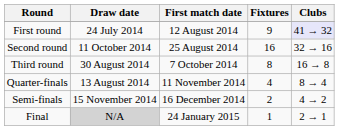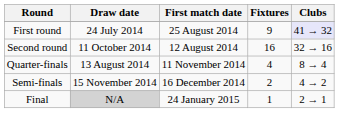(203, 30) 12 August 2014 -> (203, 30) 25 August 2014
(203, 47) 25 August 2014 -> (203, 47) 12 August 2014
- row: (37, 64)
